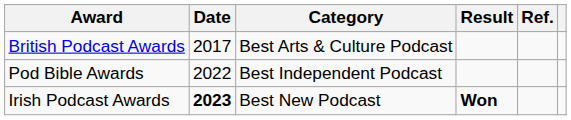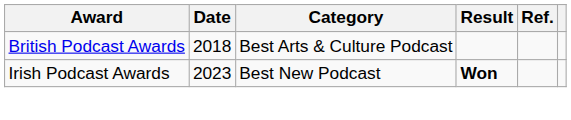(212, 45) 2017 -> (212, 45) 2018
- row: (76, 73)
(212, 100) bold -> (212, 73) normal
